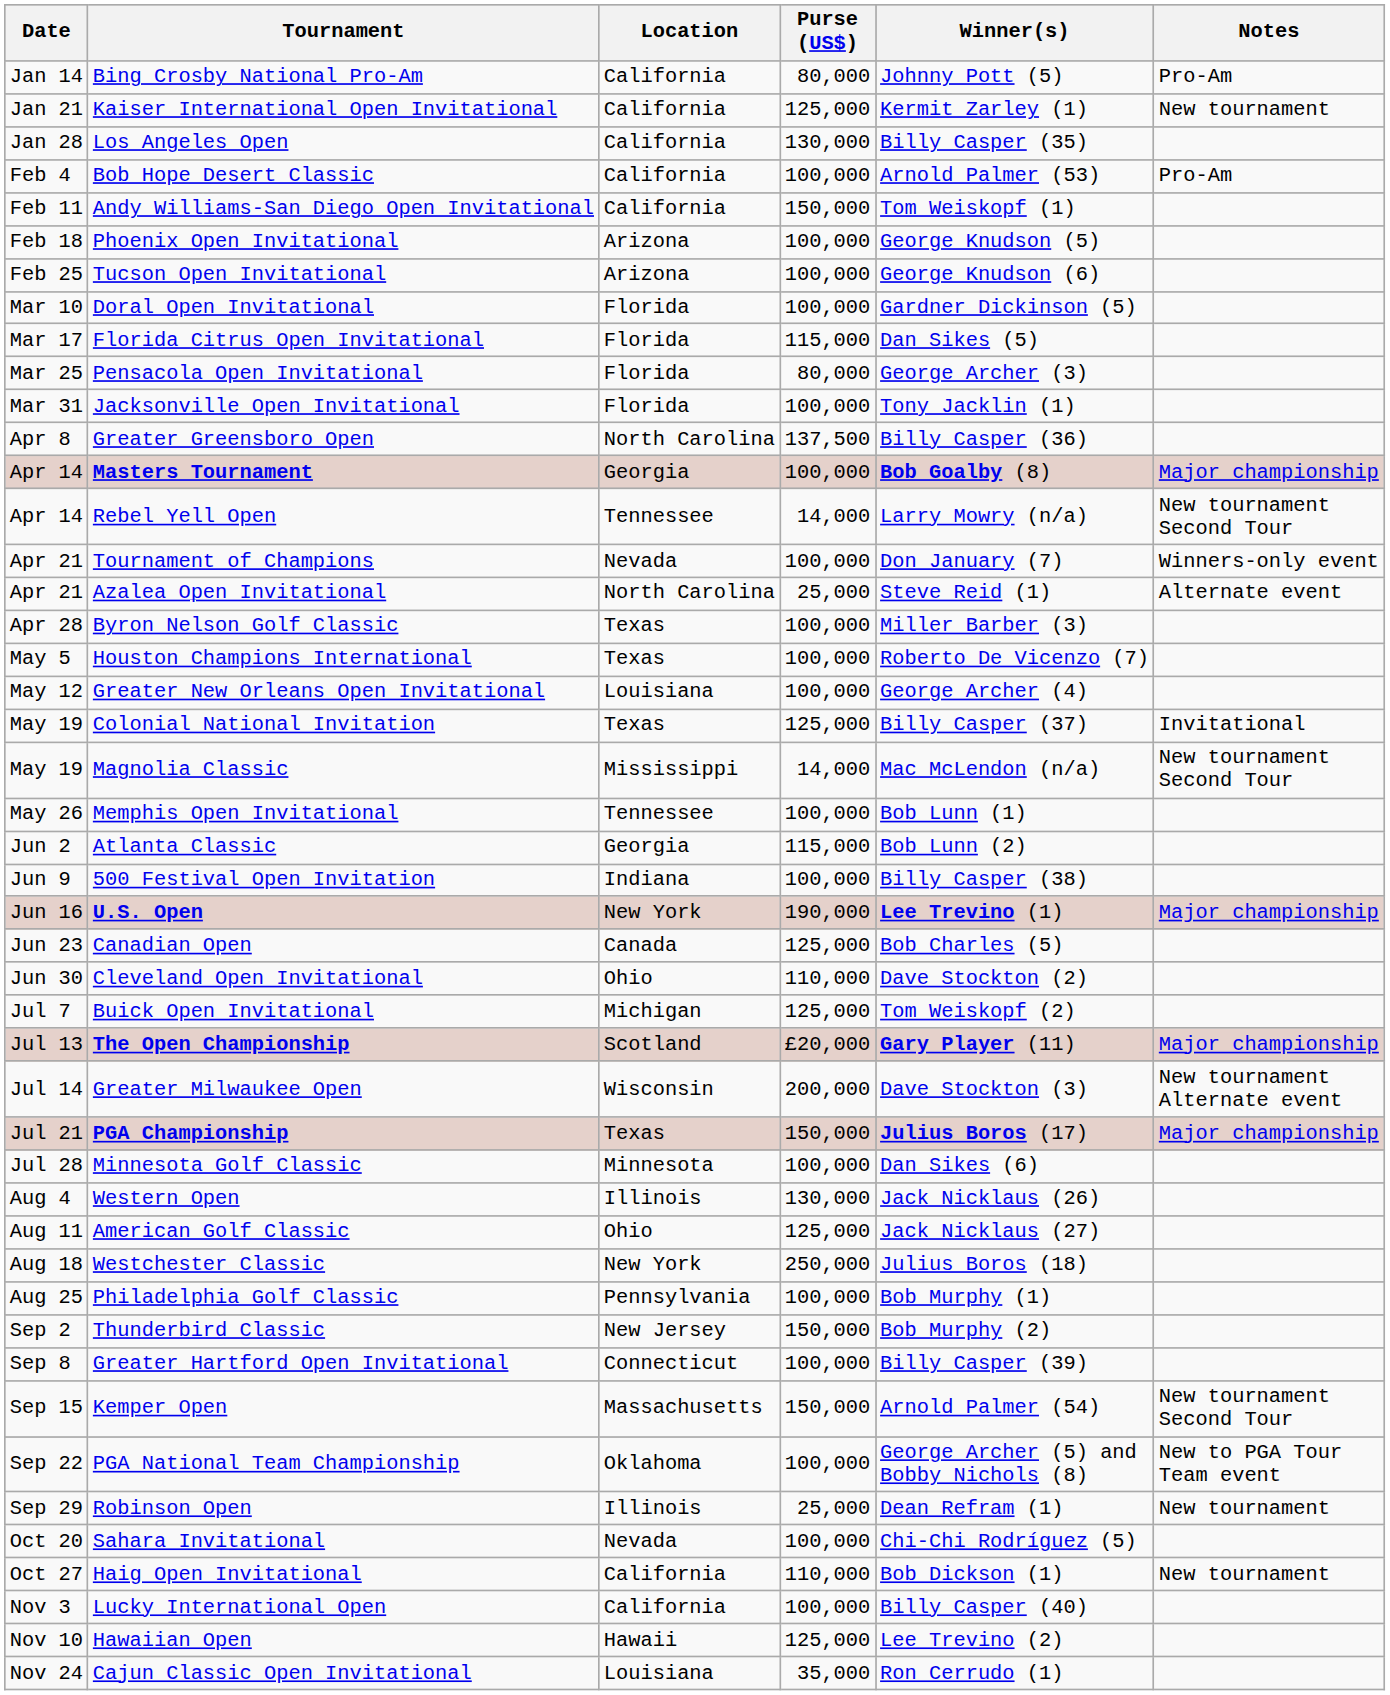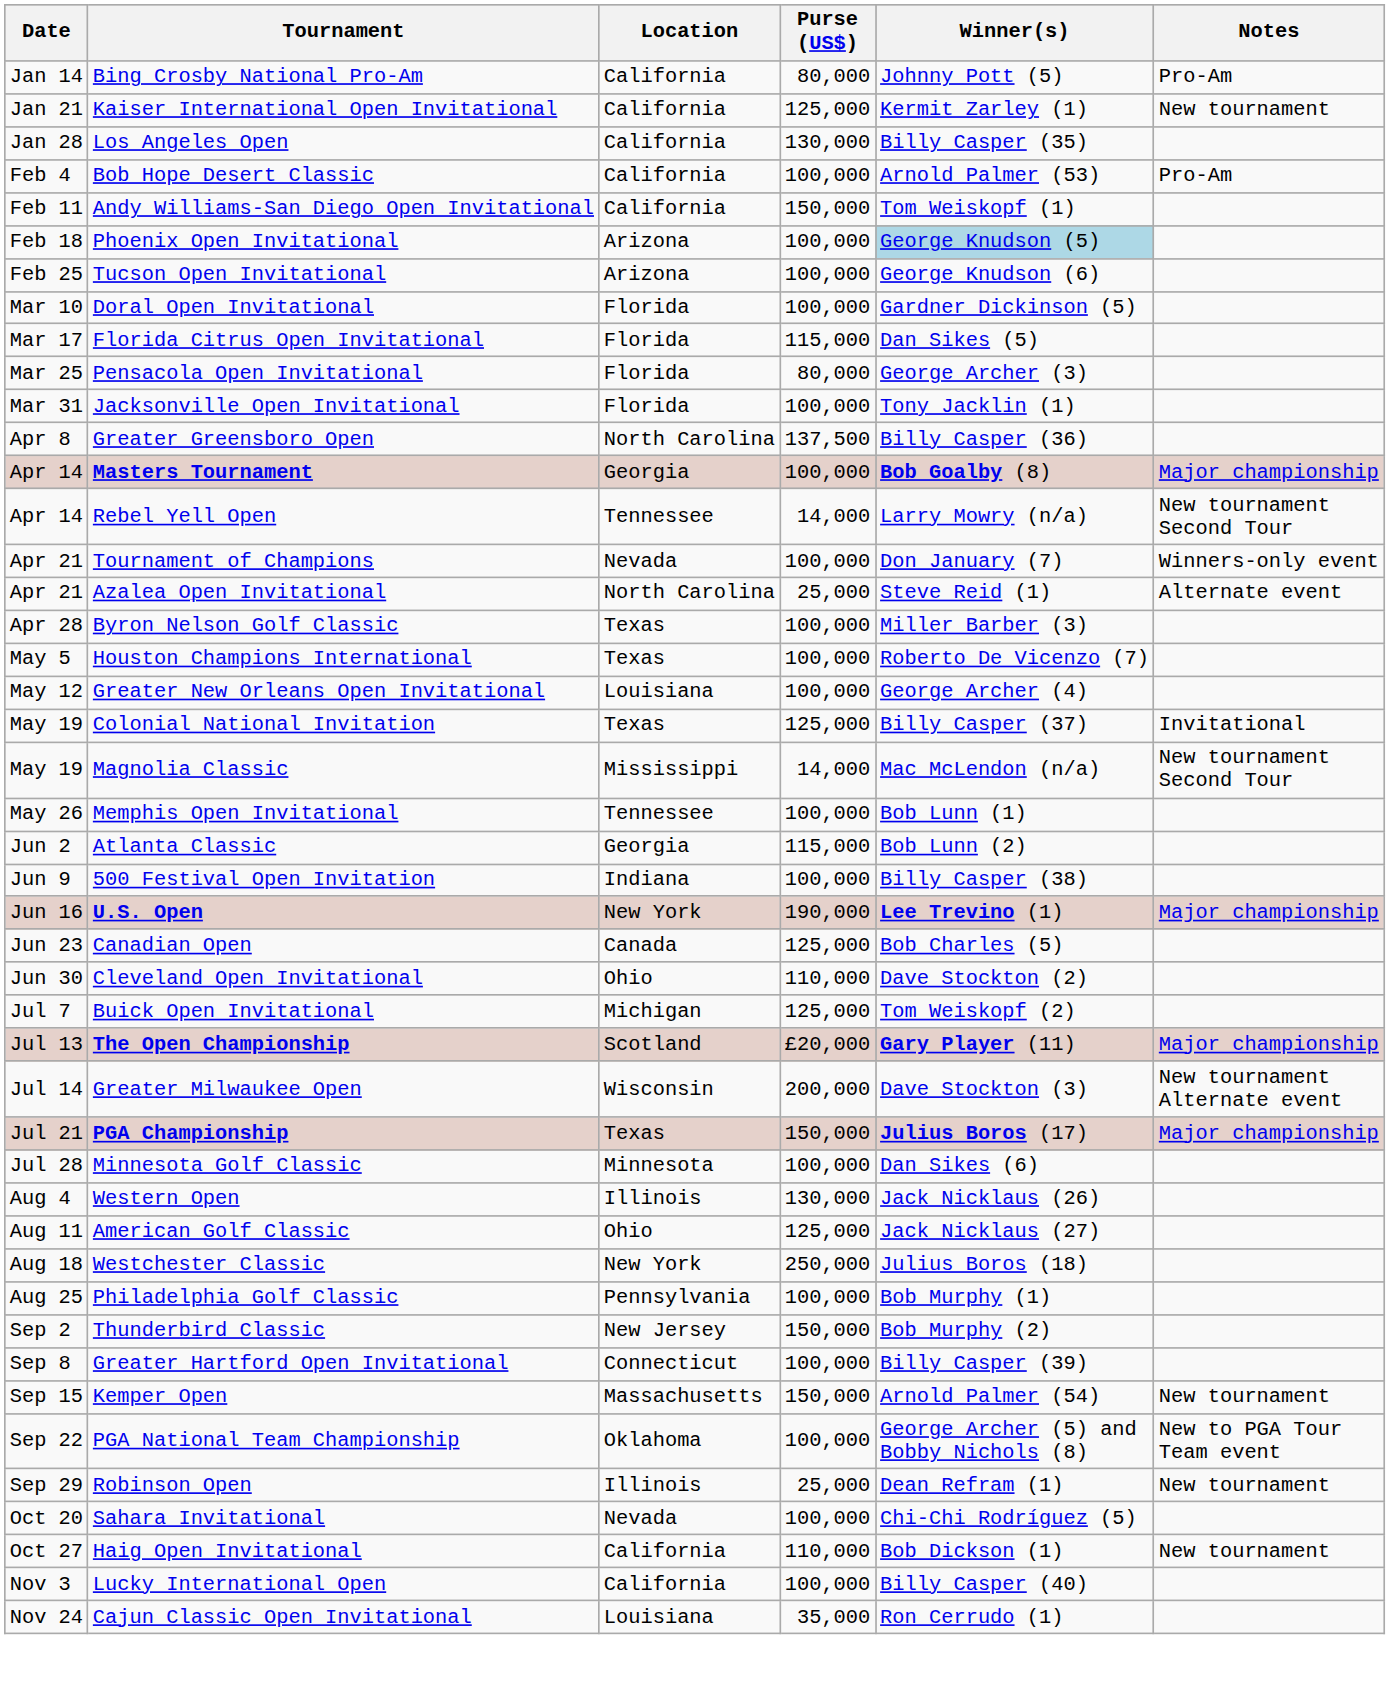(990, 242) no background -> (990, 242) lightblue background
(1244, 1409) New tournament Second Tour -> (1244, 1397) New tournament
- row: (172, 1641)
